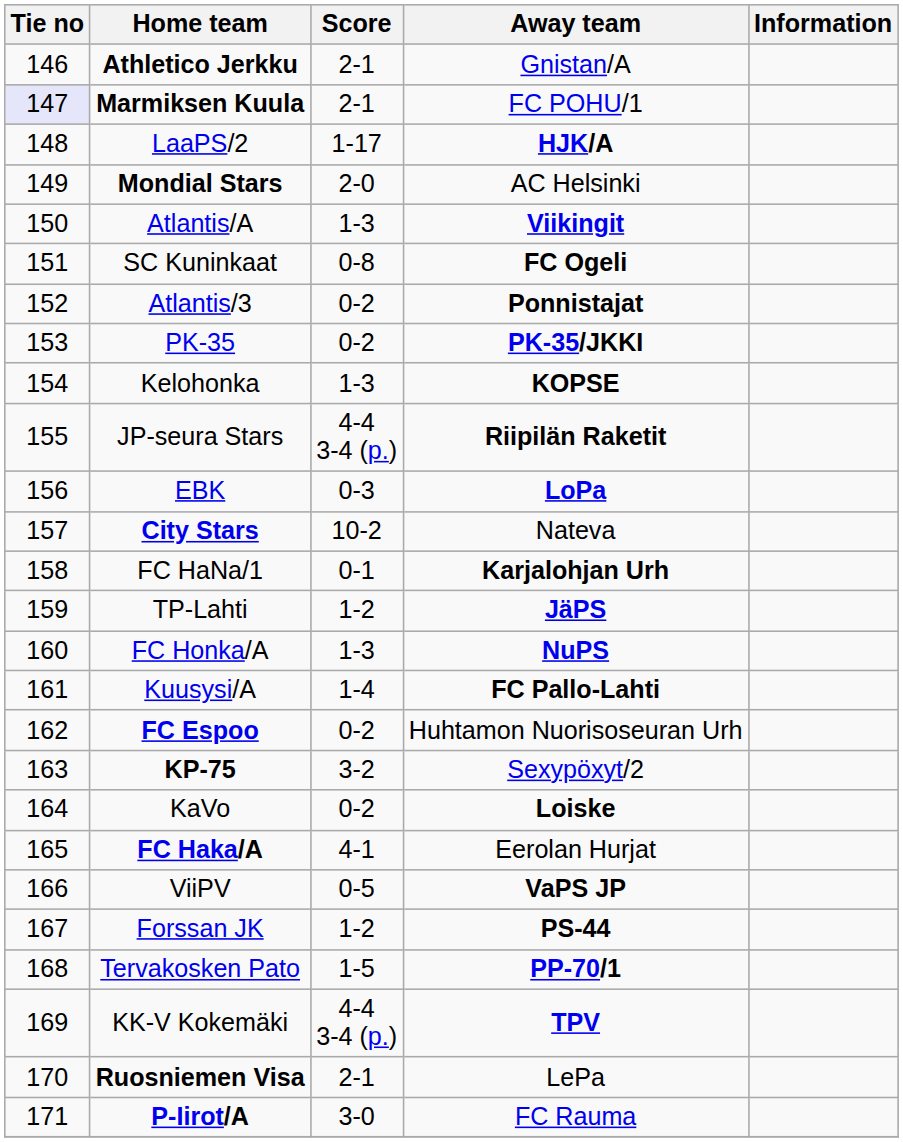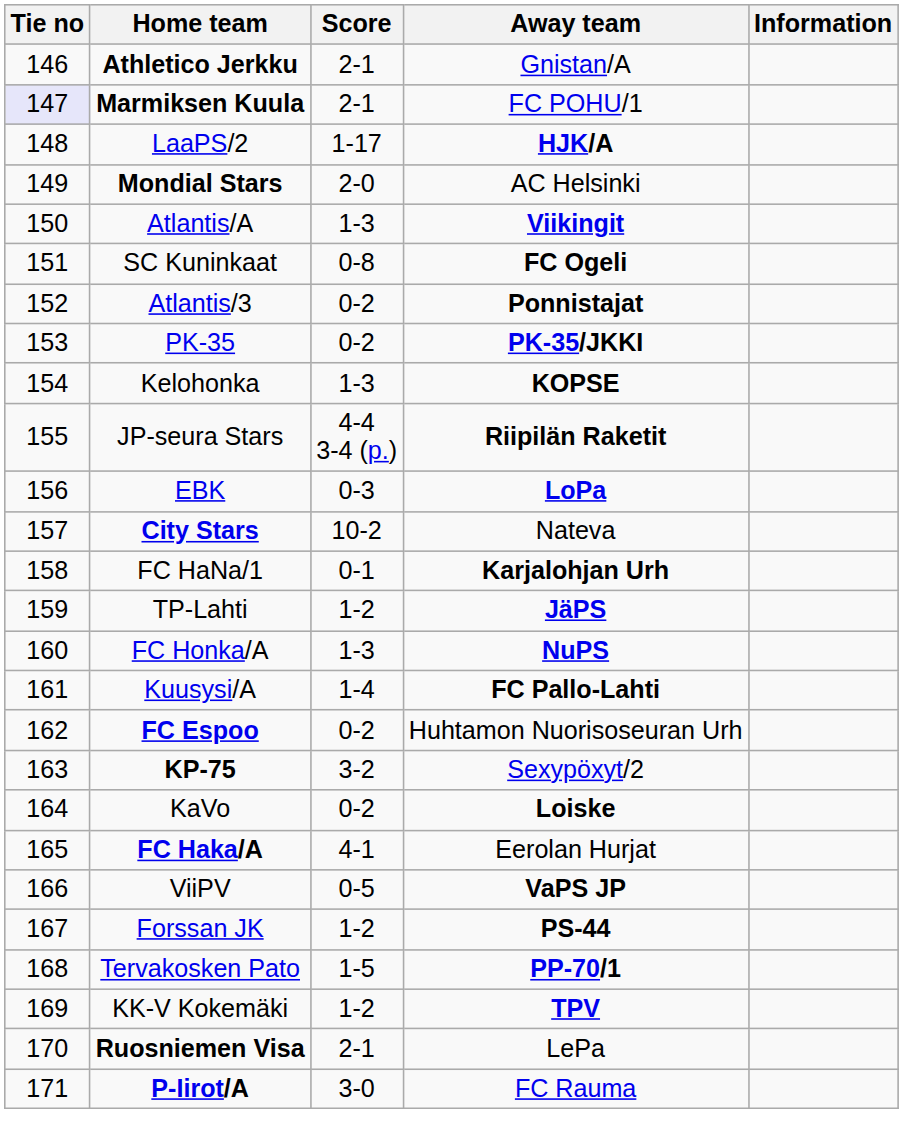(357, 1022) 4-4 3-4 (p.) -> (357, 1008) 1-2
